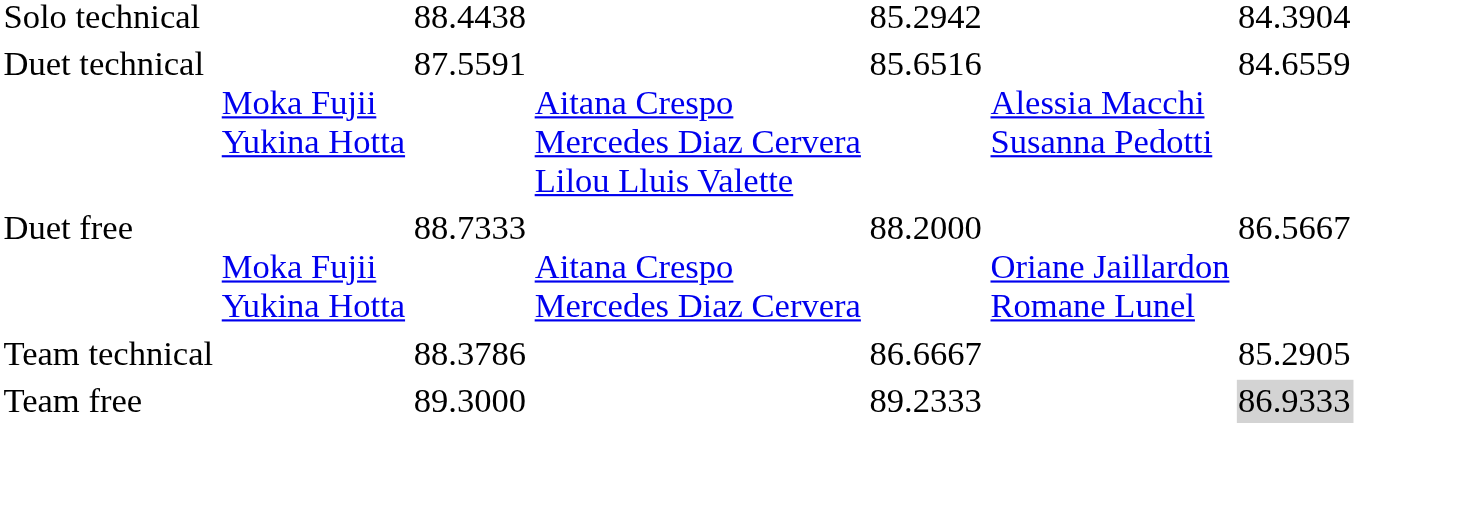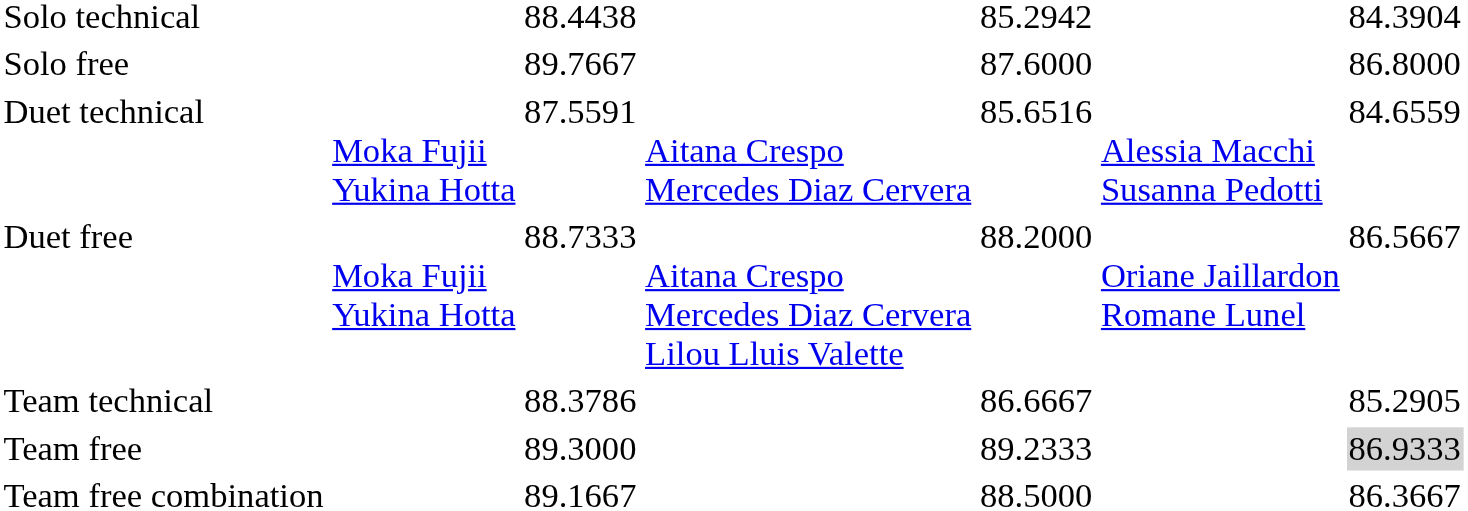+ row: (66, 63)
(698, 141) Aitana Crespo Mercedes Diaz Cervera Lilou Lluis Valette -> (808, 169) Aitana Crespo Mercedes Diaz Cervera
(698, 286) Aitana Crespo Mercedes Diaz Cervera -> (808, 314) Aitana Crespo Mercedes Diaz Cervera Lilou Lluis Valette
+ row: (163, 495)
